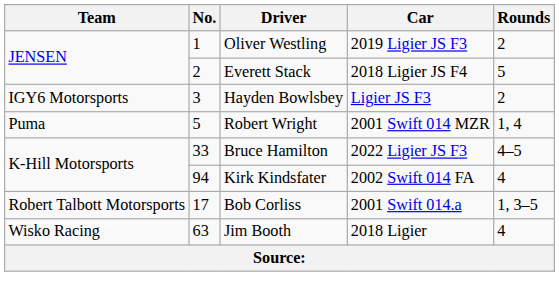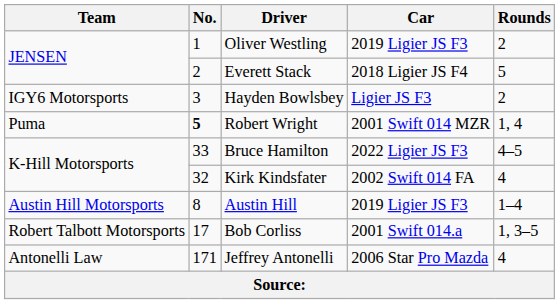(197, 124) normal -> (197, 124) bold
(201, 177) 94 -> (201, 177) 32
+ row: (261, 204)
- row: (258, 231)
+ row: (279, 257)
